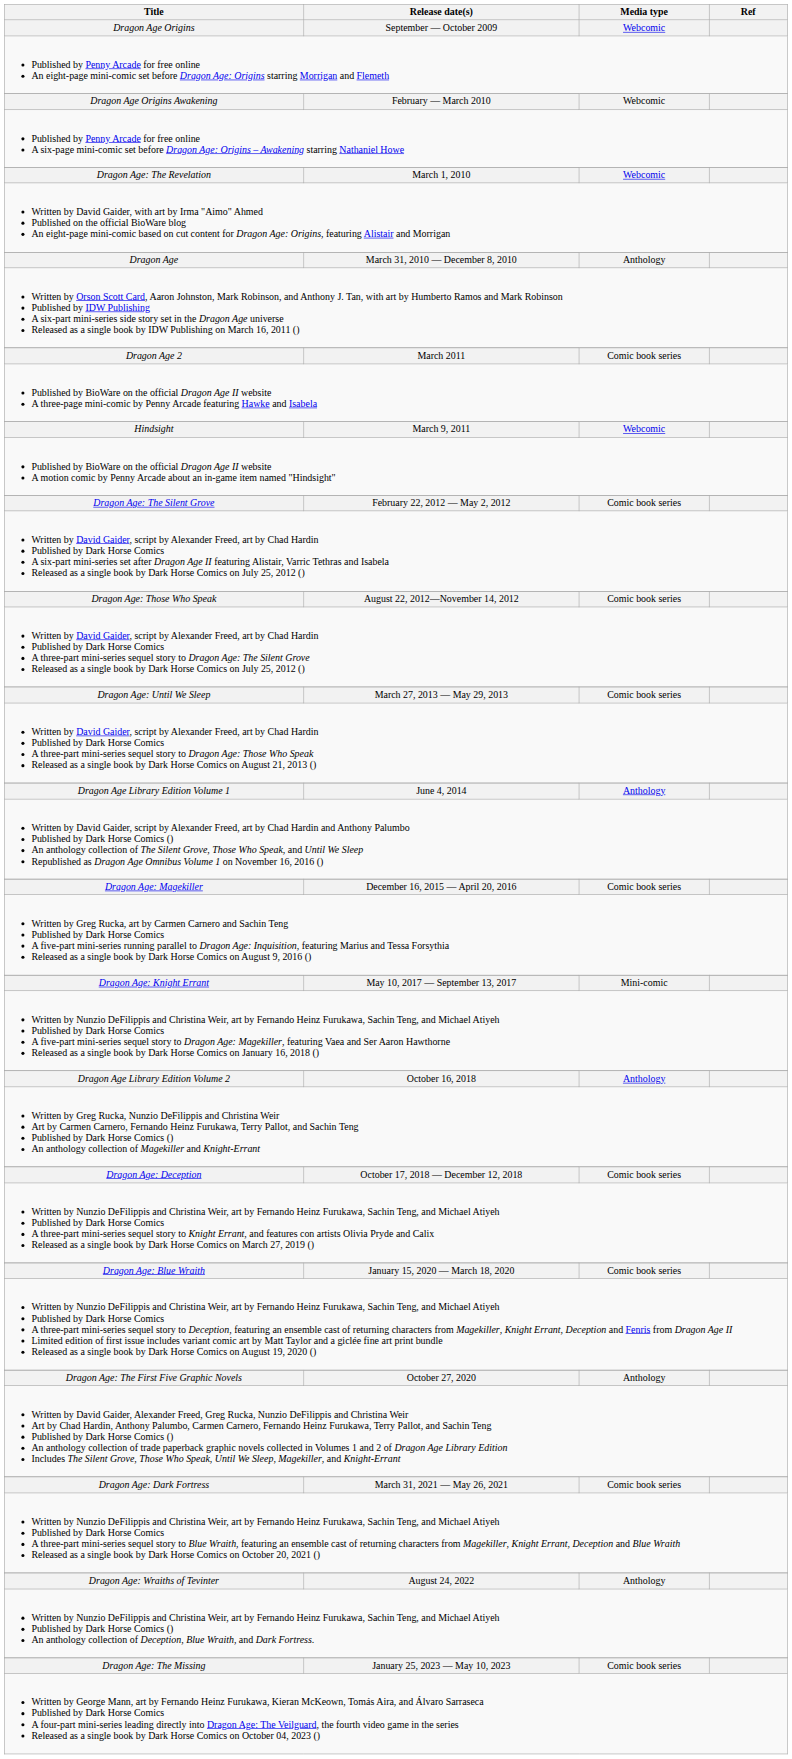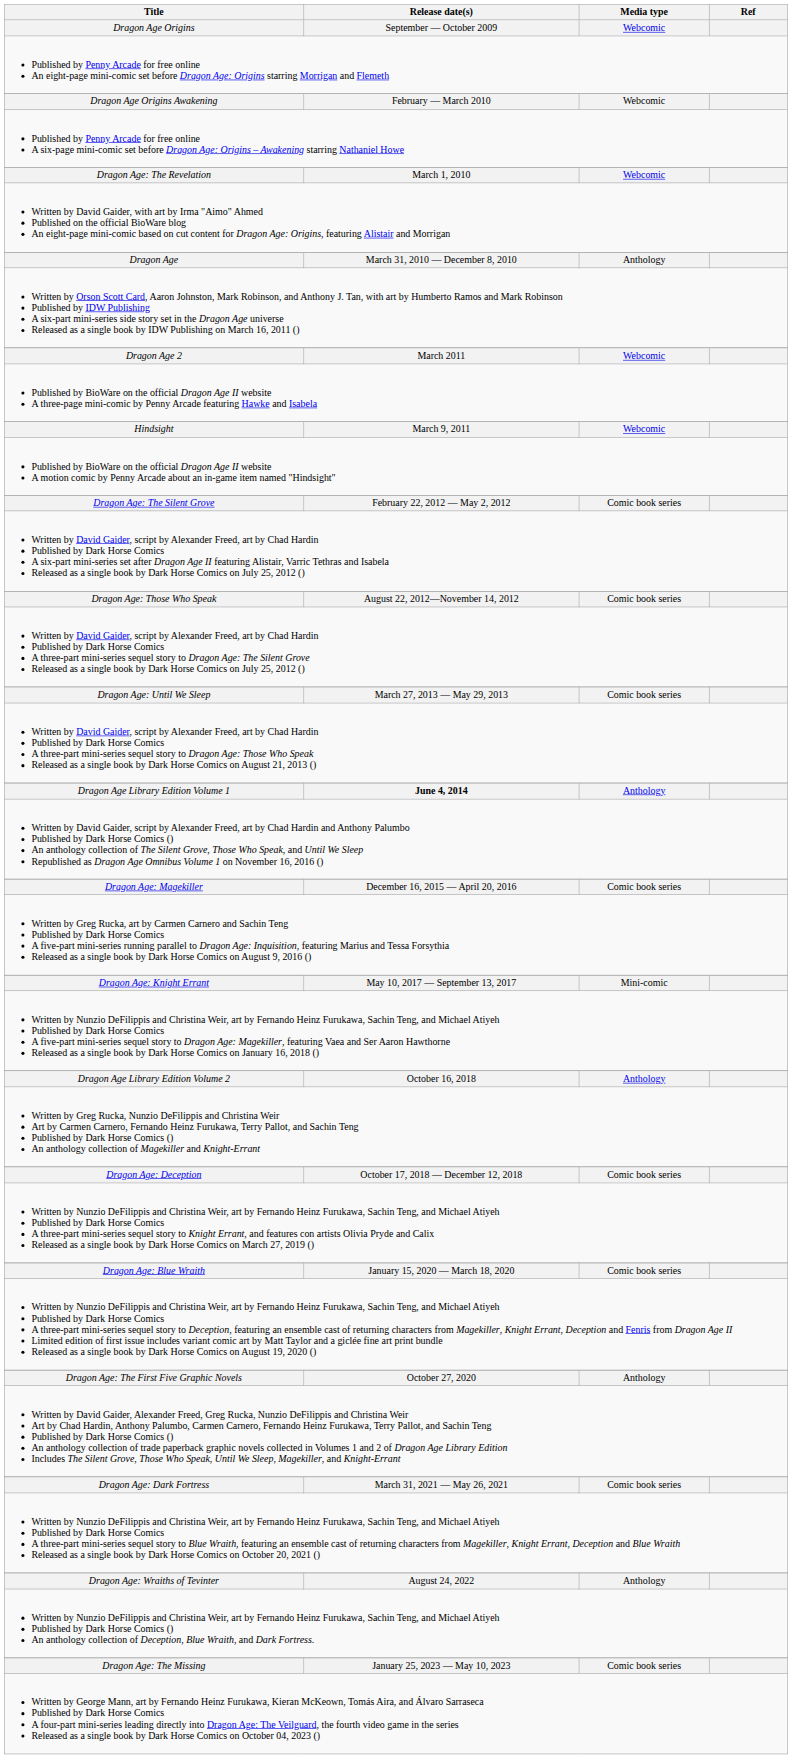(644, 356) Comic book series -> (644, 356) Webcomic
(441, 791) normal -> (441, 791) bold
